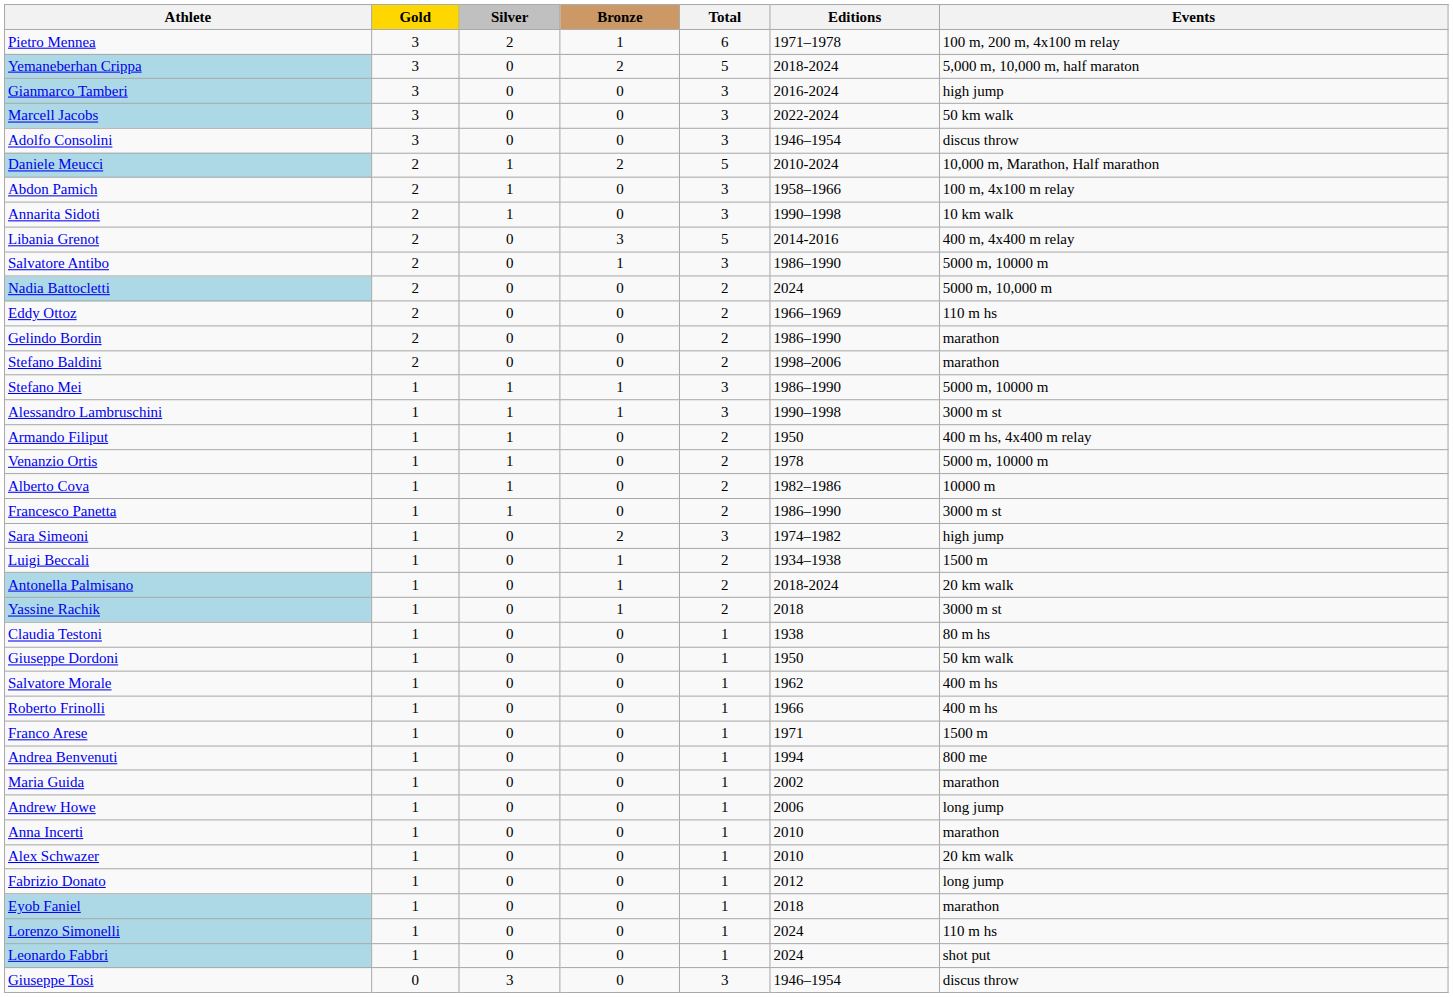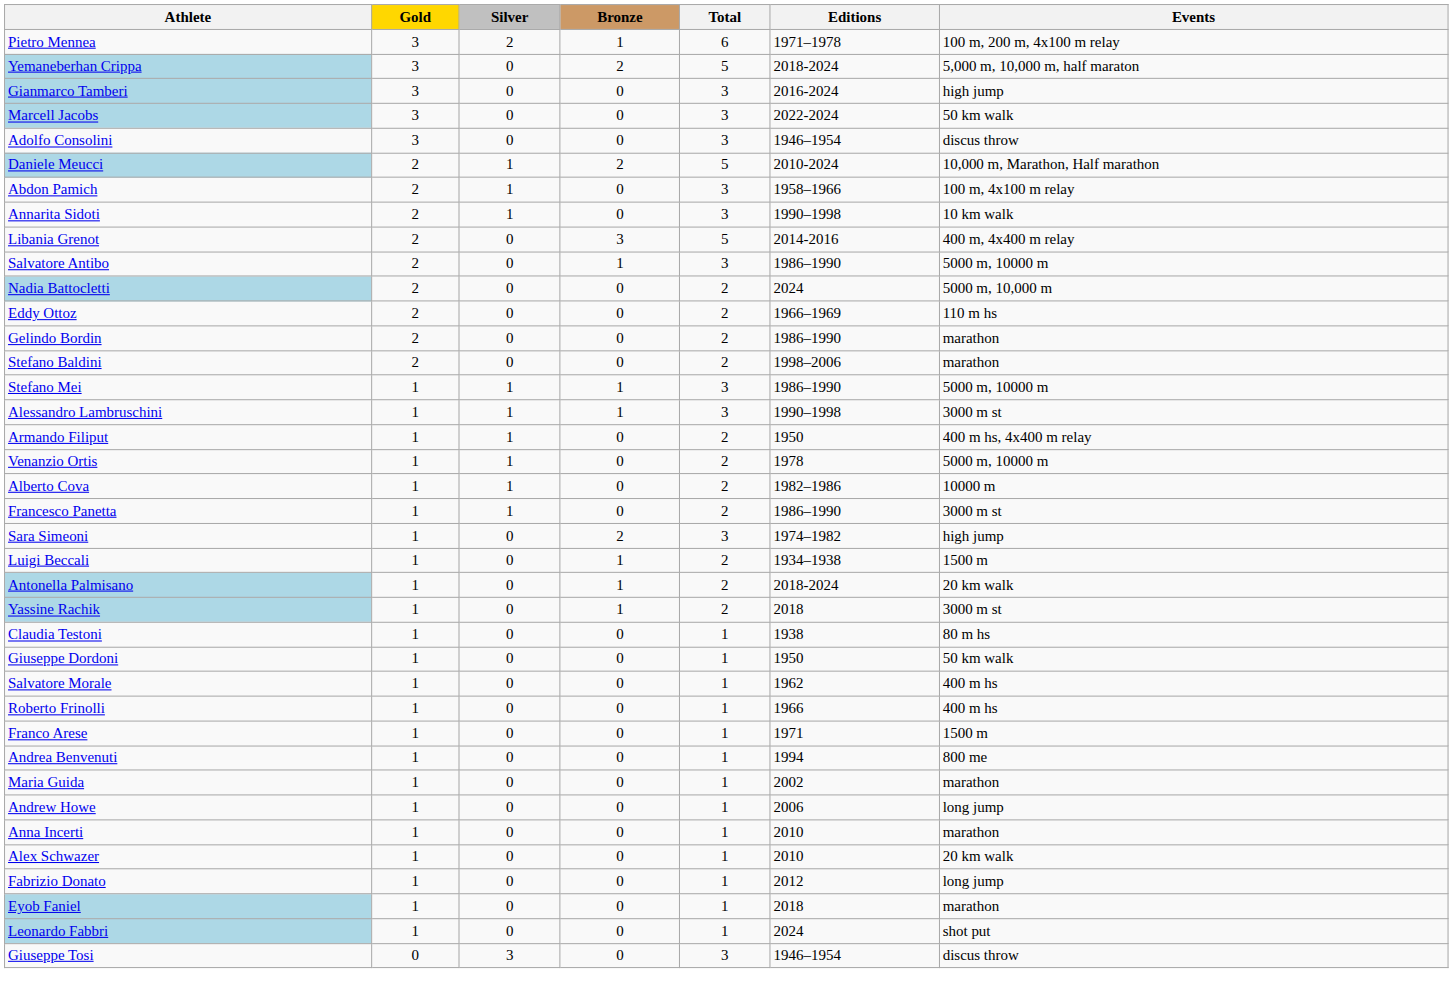- row: (64, 931)
